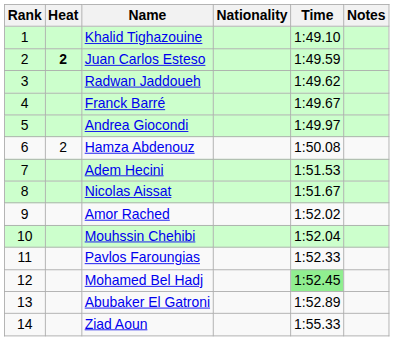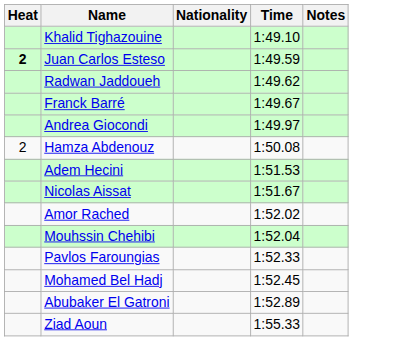- column: (25, 15)
(317, 280) lightgreen background -> (277, 280) no background
